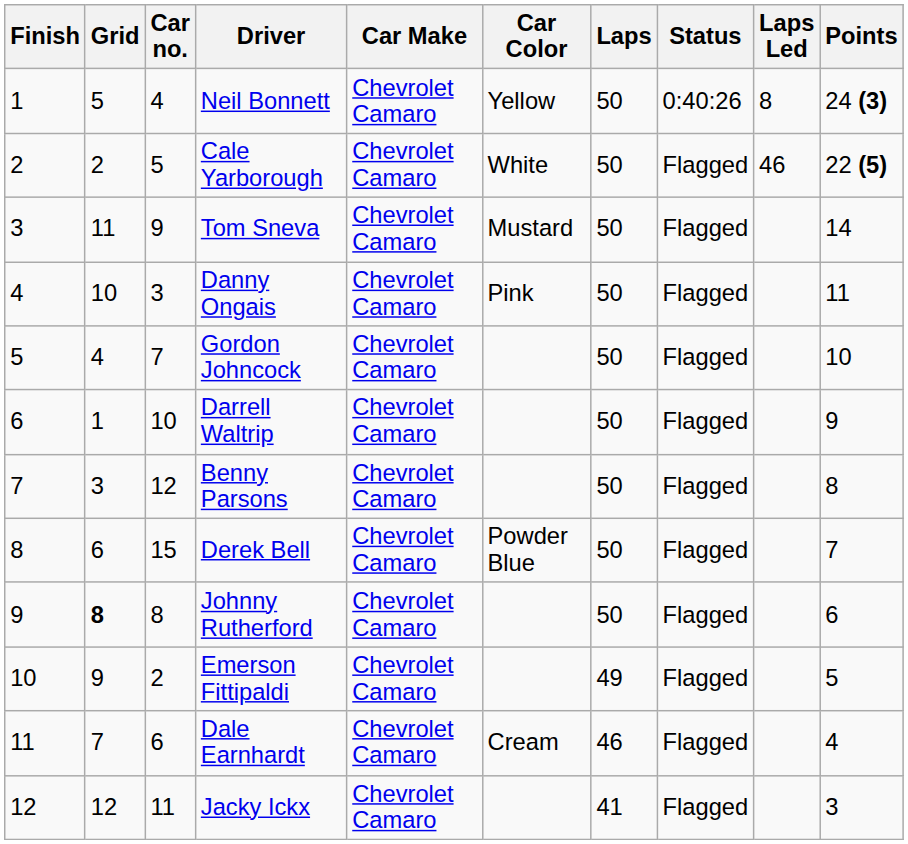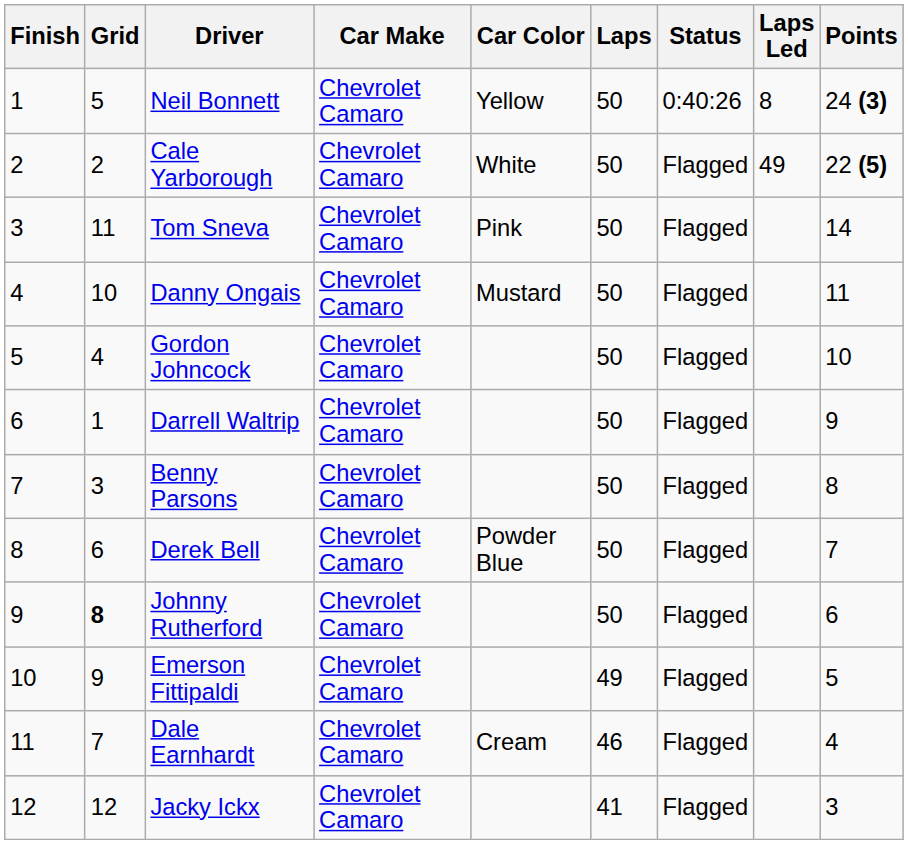- column: (170, 36)
(772, 164) 46 -> (772, 164) 49
(537, 229) Mustard -> (531, 229) Pink
(537, 294) Pink -> (531, 294) Mustard
